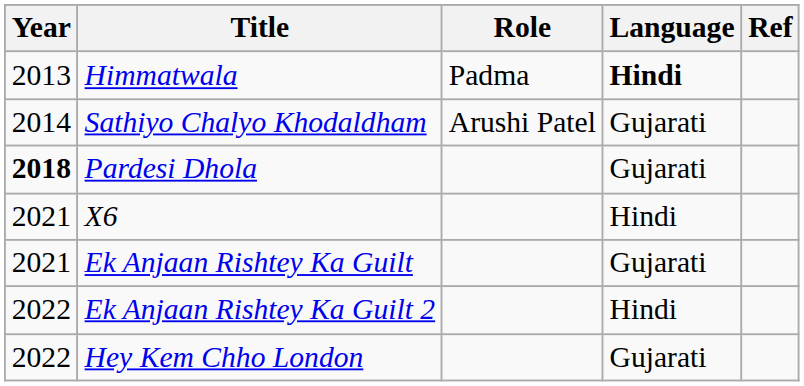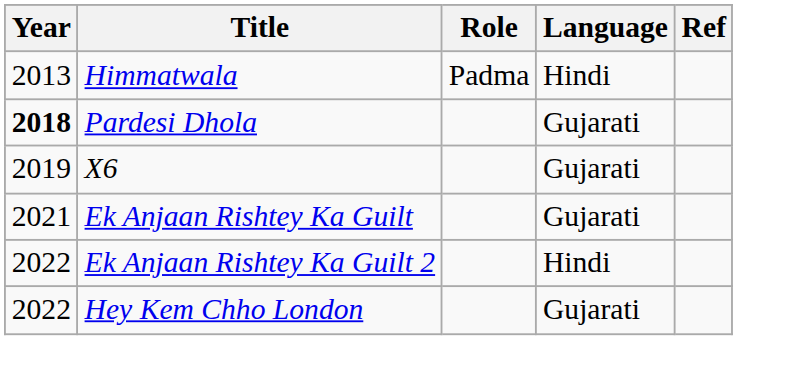(646, 74) bold -> (577, 74) normal
- row: (256, 121)
(41, 215) 2021 -> (41, 168) 2019
(643, 215) Hindi -> (591, 168) Gujarati
